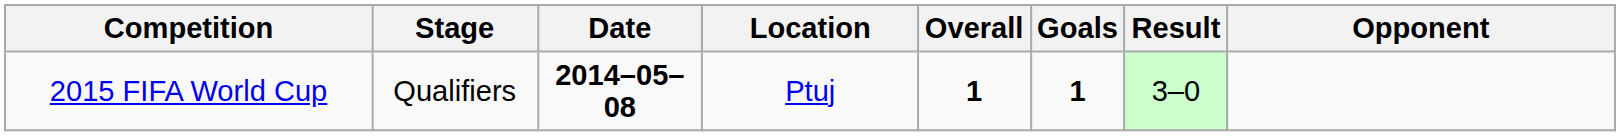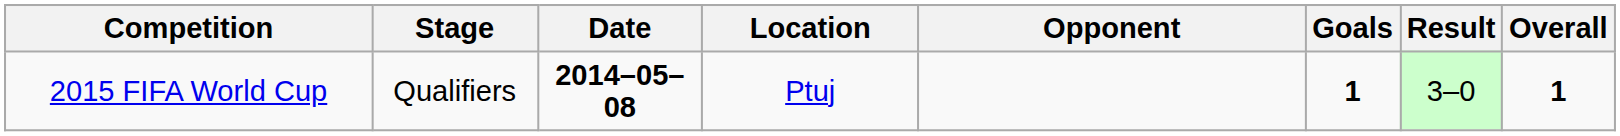columns swapped: (1421, 28) <-> (974, 28)
